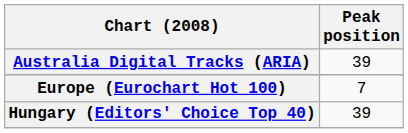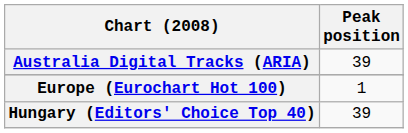(362, 88) 7 -> (362, 88) 1
